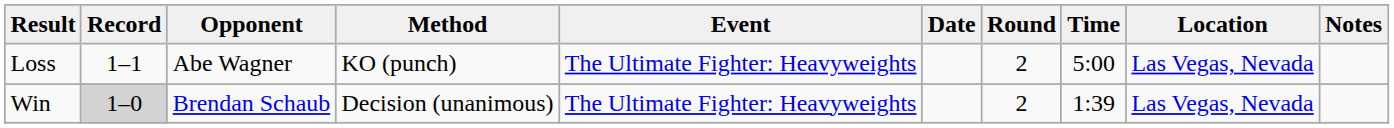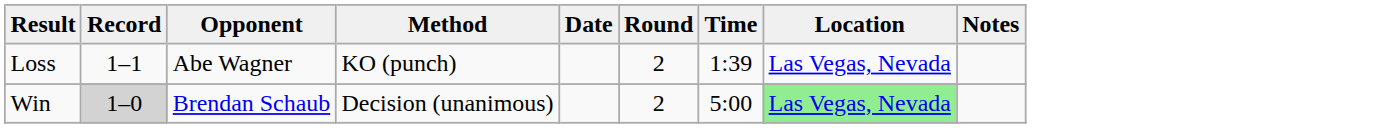- column: (741, 23)
(1094, 63) 5:00 -> (731, 63) 1:39
(1094, 102) 1:39 -> (731, 102) 5:00
(1223, 102) no background -> (860, 102) lightgreen background
